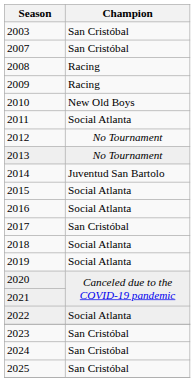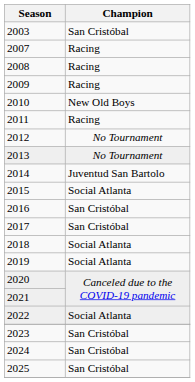(98, 48) San Cristóbal -> (84, 48) Racing
(100, 119) Social Atlanta -> (84, 119) Racing
(100, 208) Social Atlanta -> (98, 208) San Cristóbal
